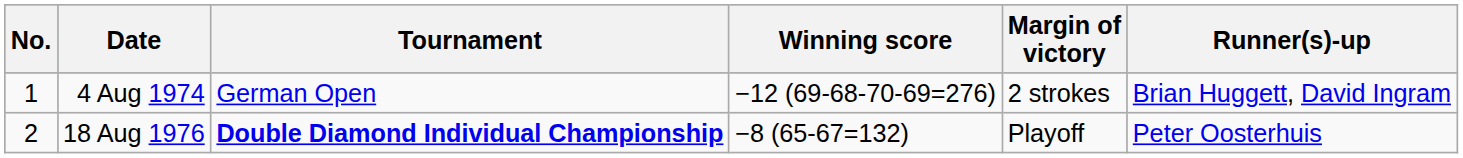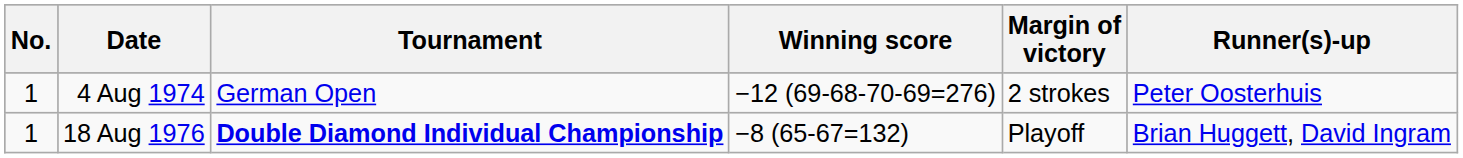(1292, 93) Brian Huggett, David Ingram -> (1227, 93) Peter Oosterhuis
(31, 133) 2 -> (31, 133) 1
(1227, 133) Peter Oosterhuis -> (1292, 133) Brian Huggett, David Ingram
